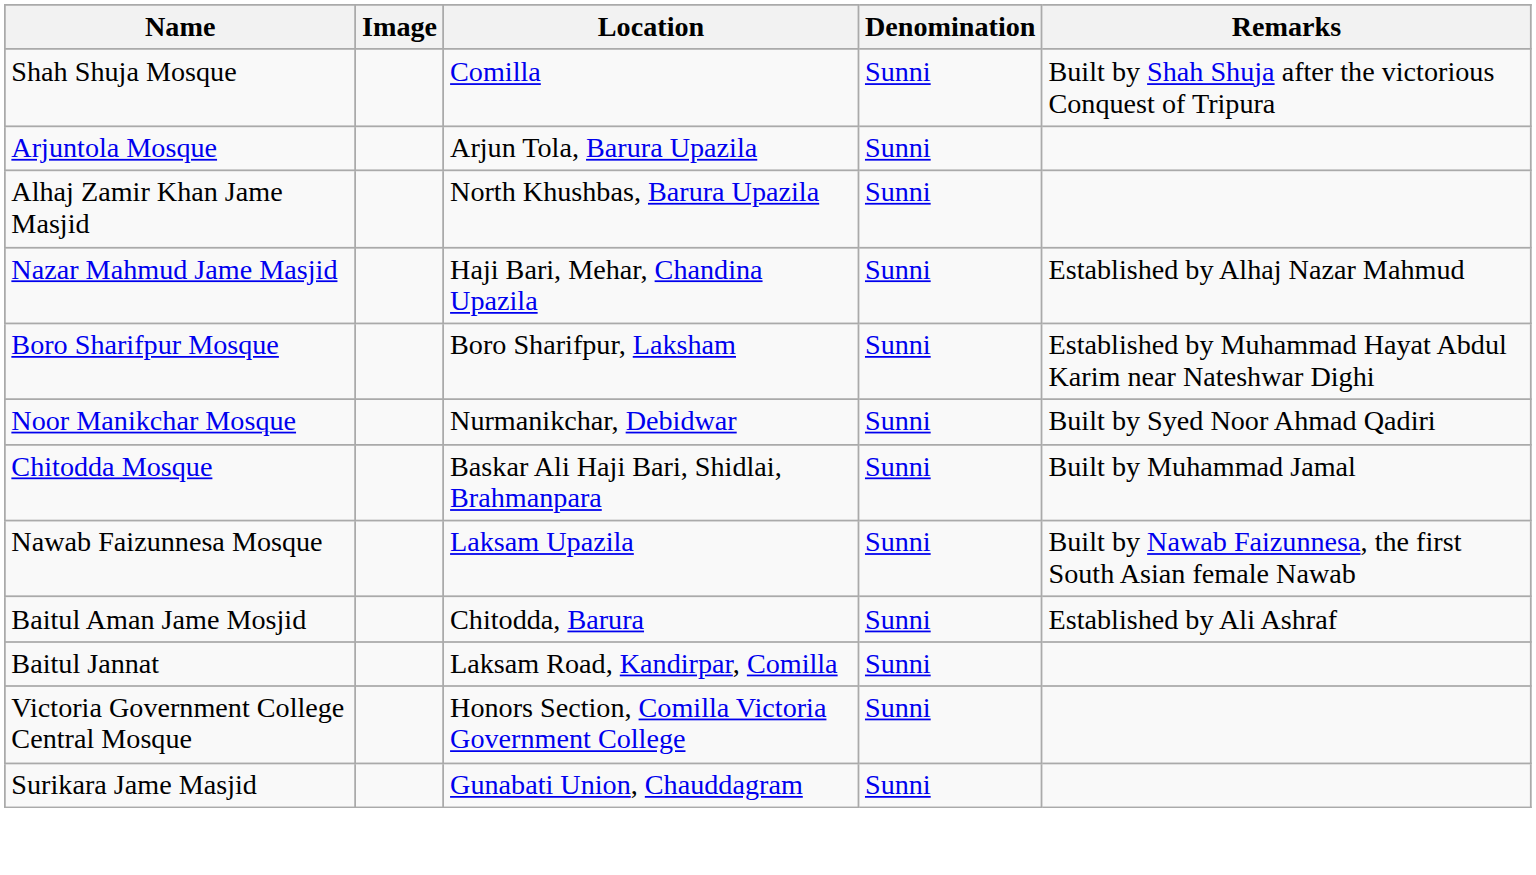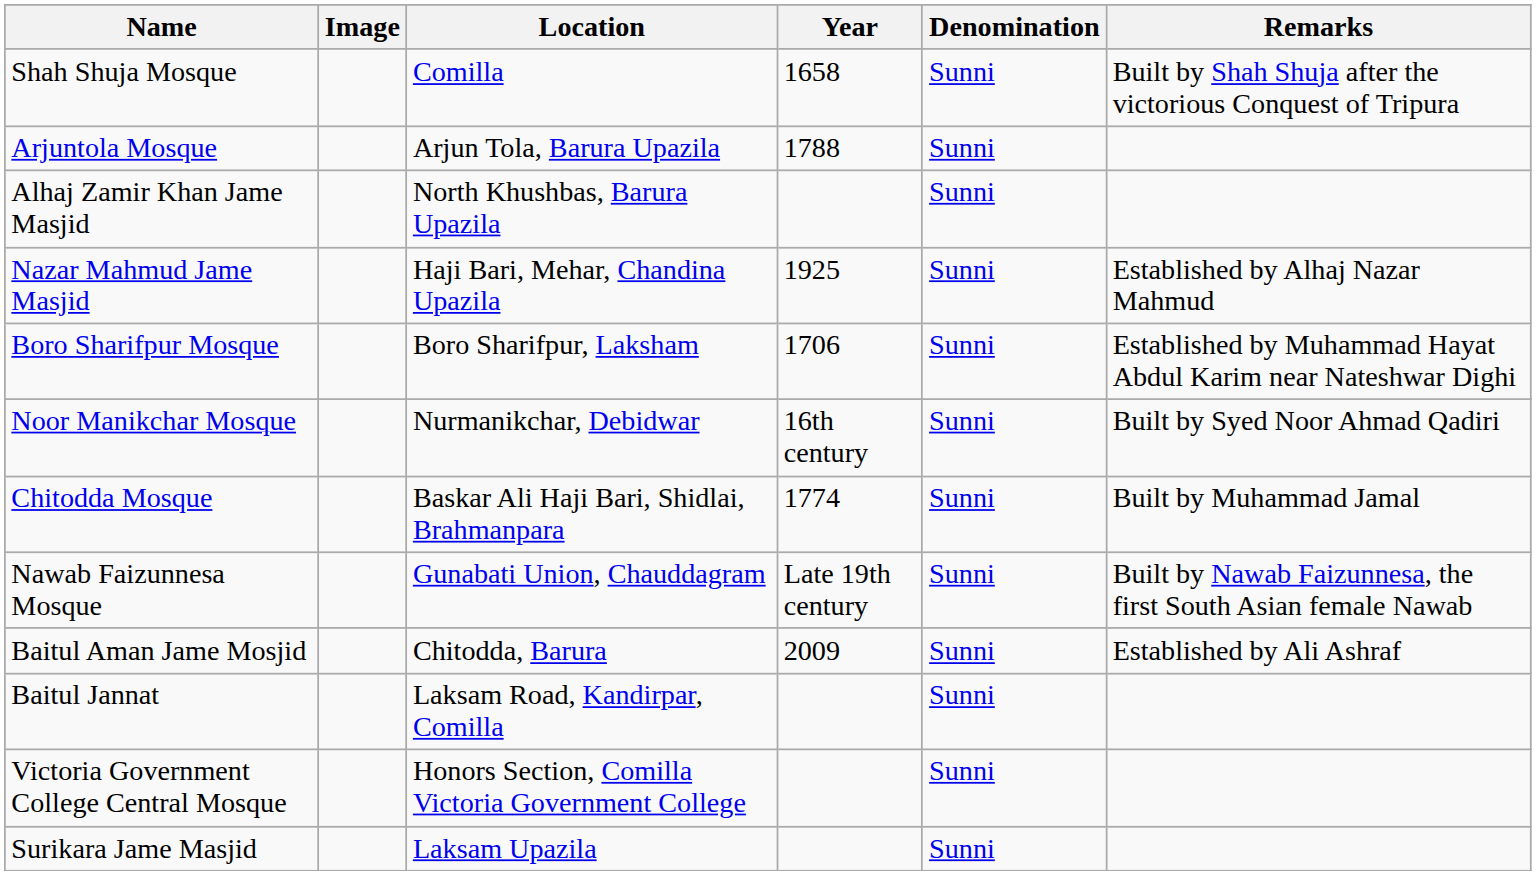+ column: (850, 26)
(542, 542) Laksam Upazila -> (589, 574) Gunabati Union, Chauddagram
(626, 784) Gunabati Union, Chauddagram -> (505, 847) Laksam Upazila
